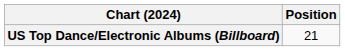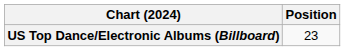(311, 35) 21 -> (311, 35) 23
